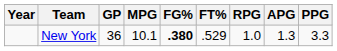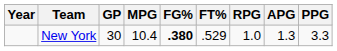(114, 36) 36 -> (114, 36) 30
(144, 36) 10.1 -> (144, 36) 10.4
